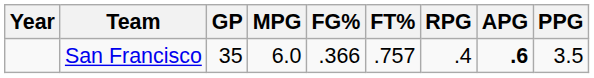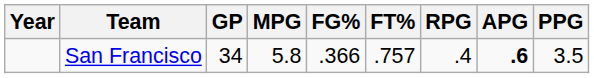(231, 56) 35 -> (231, 56) 34
(287, 56) 6.0 -> (287, 56) 5.8
